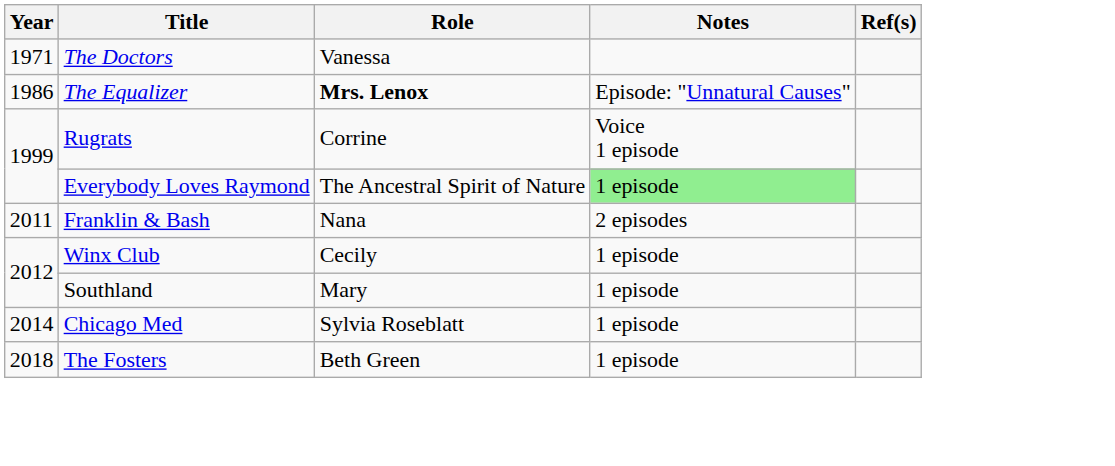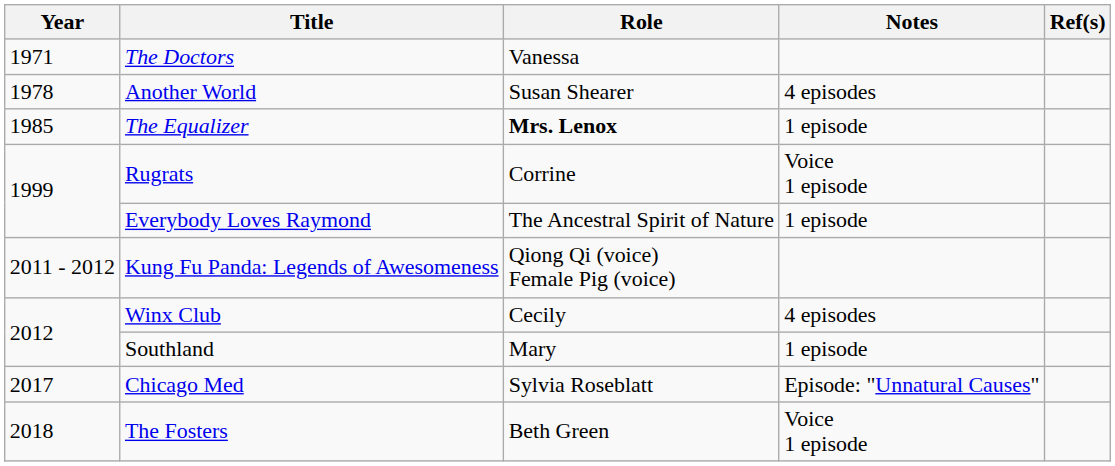+ row: (191, 91)
(32, 91) 1986 -> (32, 126) 1985
(723, 91) Episode: "Unnatural Causes" -> (826, 126) 1 episode
(637, 185) lightgreen background -> (826, 220) no background
- row: (137, 220)
+ row: (312, 267)
(637, 255) 1 episode -> (830, 314) 4 episodes
(32, 324) 2014 -> (32, 384) 2017
(637, 324) 1 episode -> (912, 384) Episode: "Unnatural Causes"
(637, 359) 1 episode -> (826, 431) Voice 1 episode
